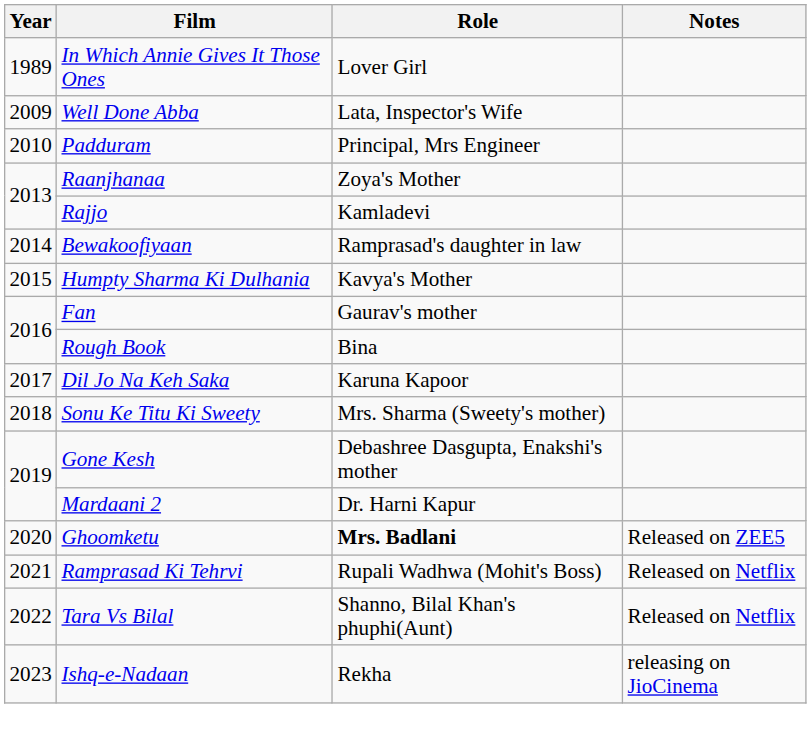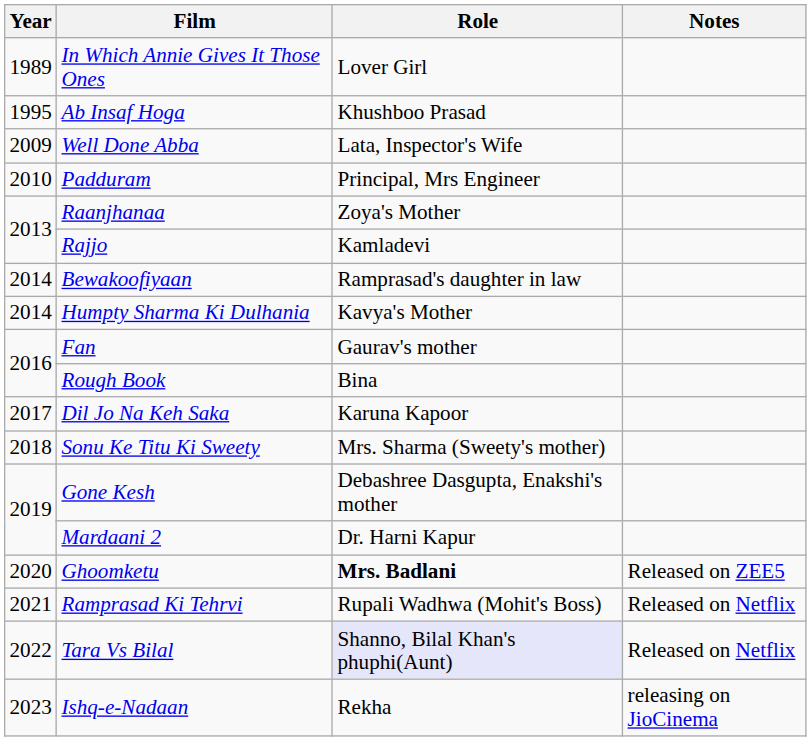+ row: (123, 111)
(31, 279) 2015 -> (31, 312) 2014
(427, 616) no background -> (427, 650) lavender background
